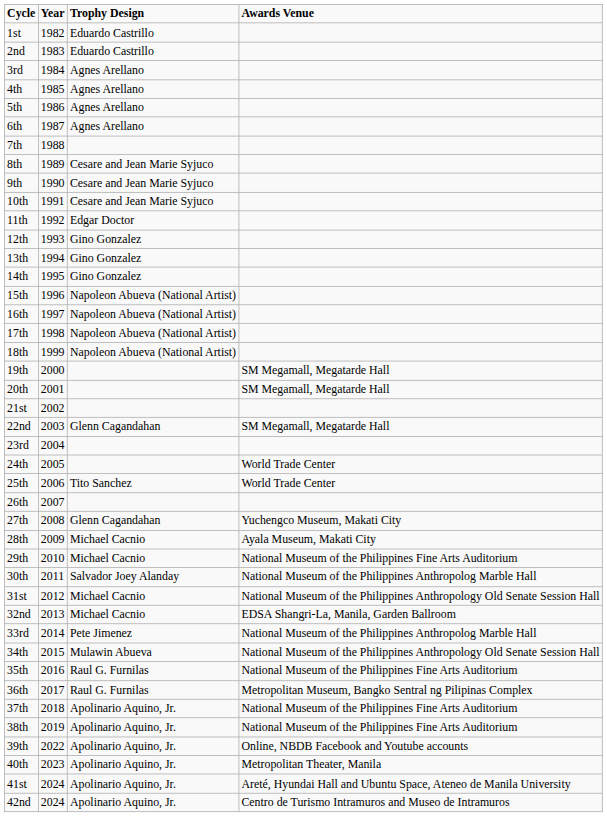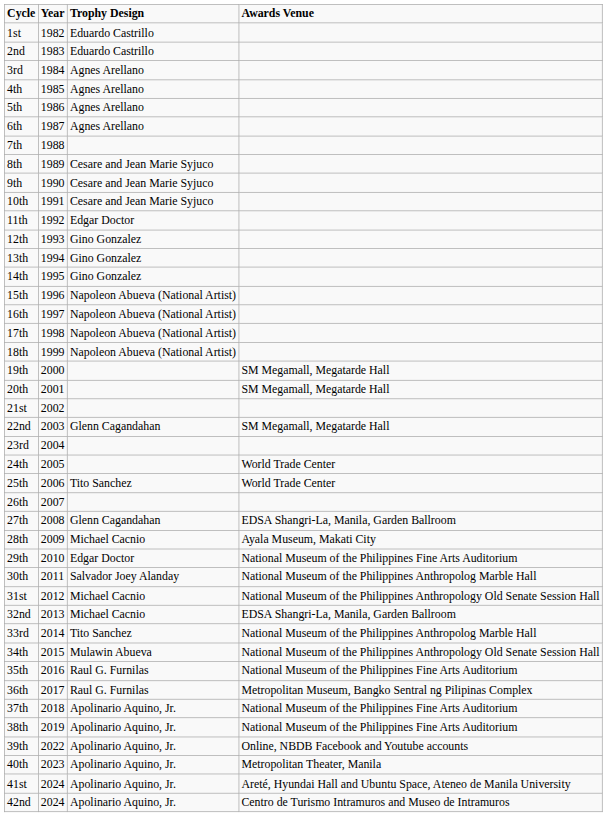(321, 520) Yuchengco Museum, Makati City -> (349, 520) EDSA Shangri-La, Manila, Garden Ballroom
(108, 558) Michael Cacnio -> (102, 558) Edgar Doctor
(101, 633) Pete Jimenez -> (101, 633) Tito Sanchez
